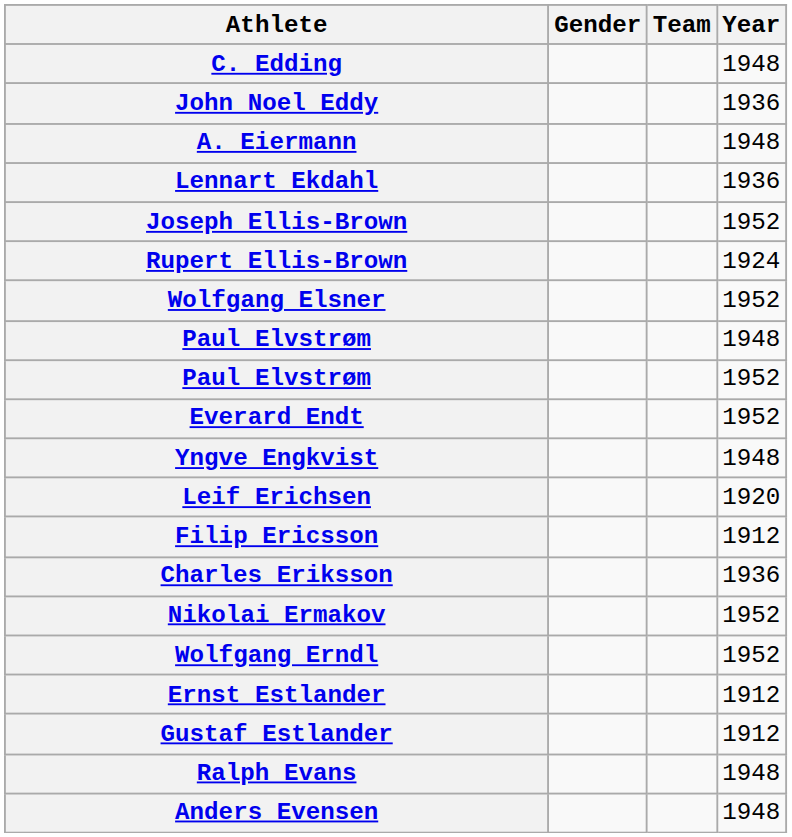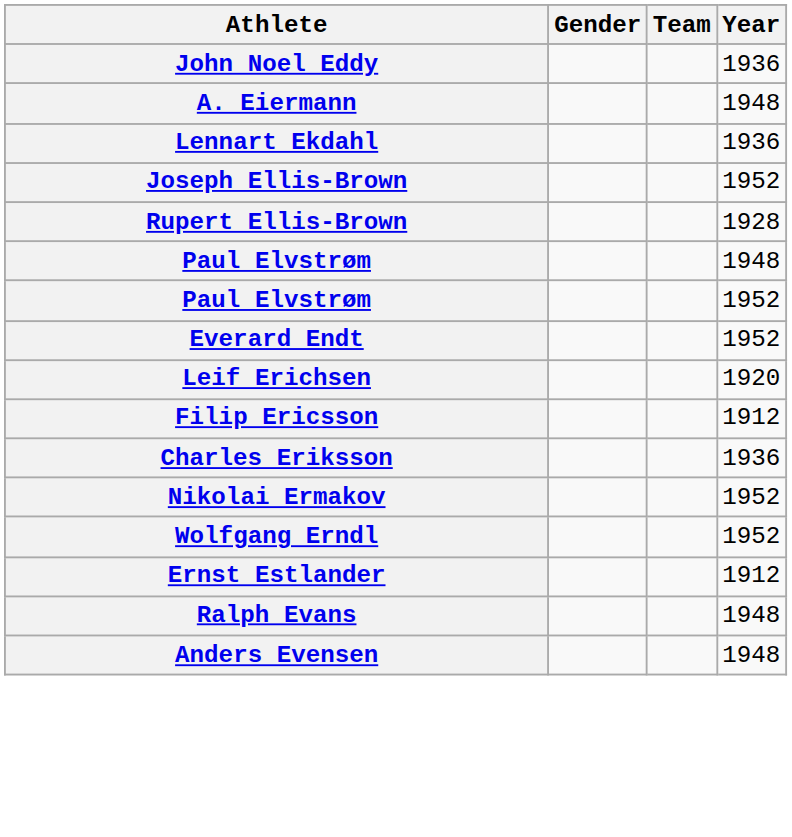- row: (277, 64)
- row: (277, 261)
+ row: (277, 222)
- row: (277, 300)
- row: (277, 458)
- row: (277, 734)
